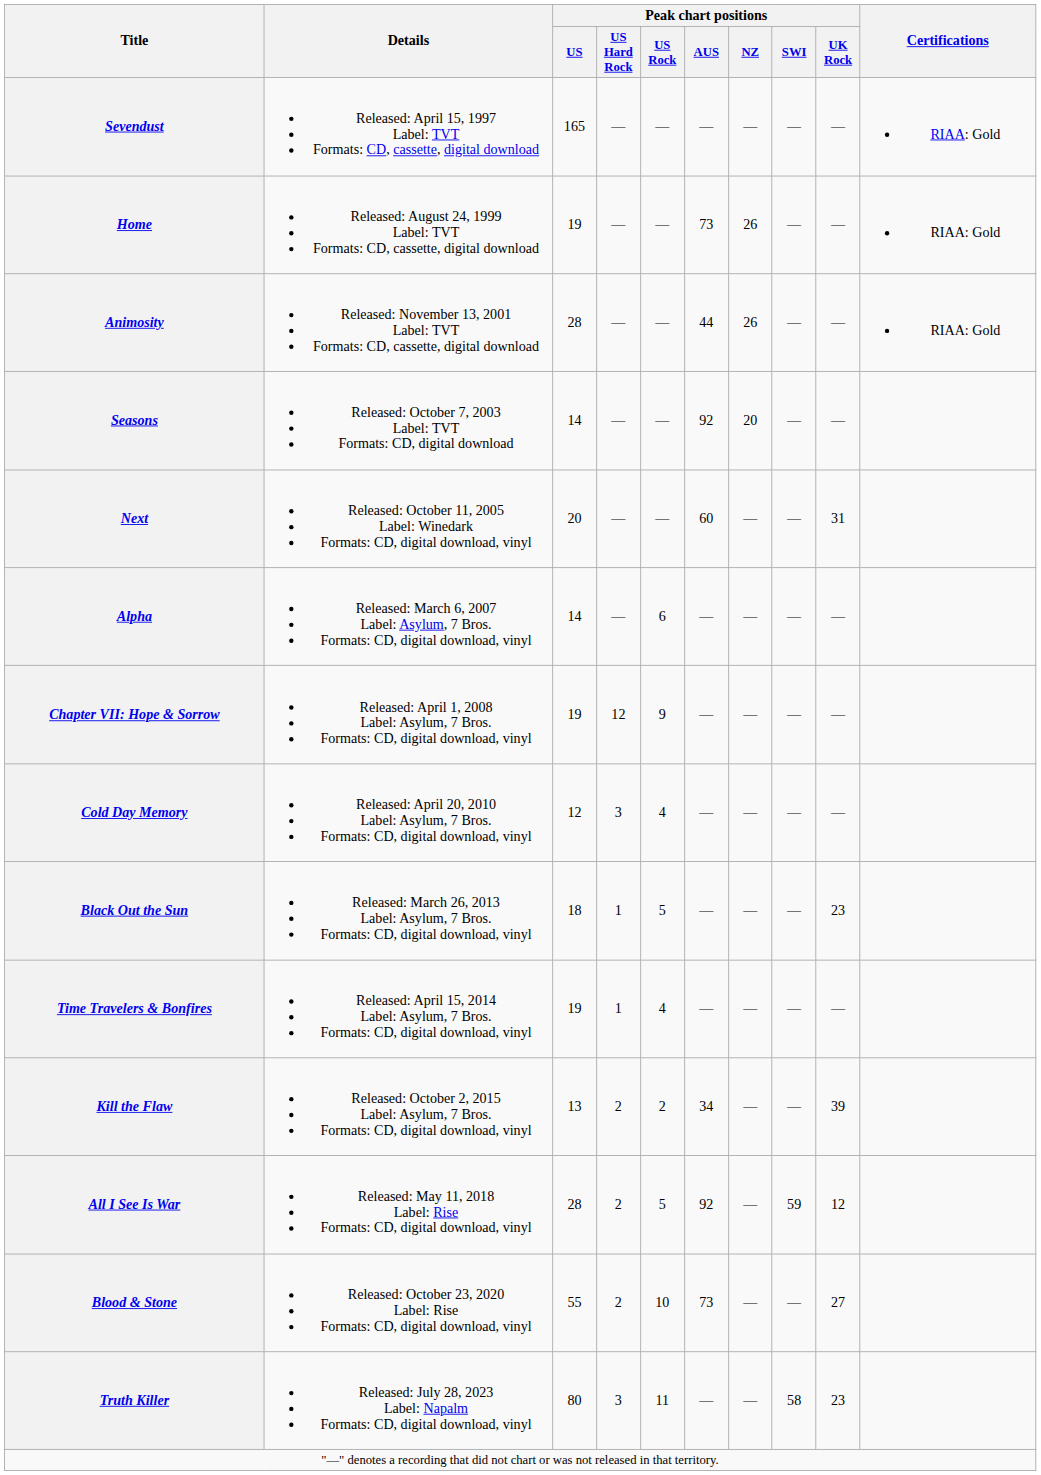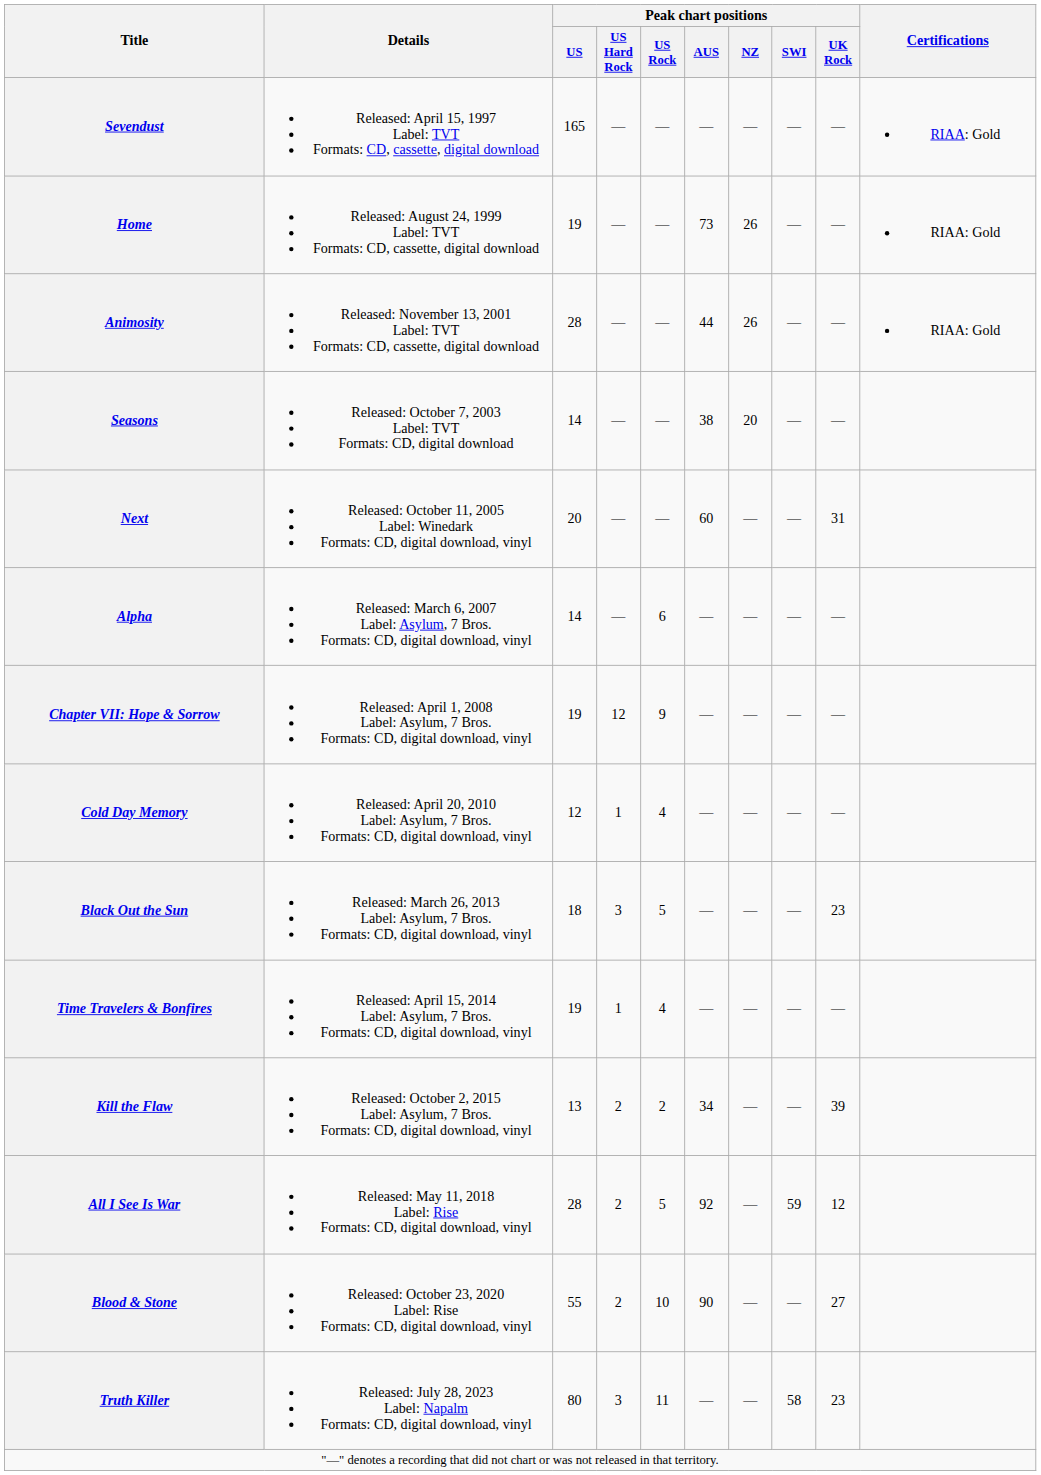(706, 420) 92 -> (706, 420) 38
(618, 812) 3 -> (618, 812) 1
(618, 910) 1 -> (618, 910) 3
(706, 1302) 73 -> (706, 1302) 90
